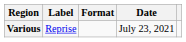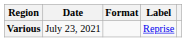columns swapped: (147, 12) <-> (61, 12)
